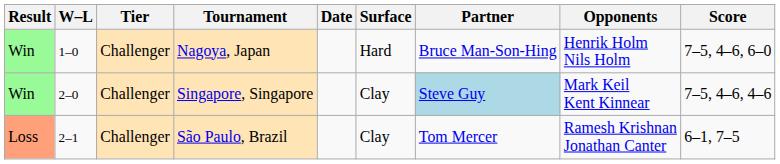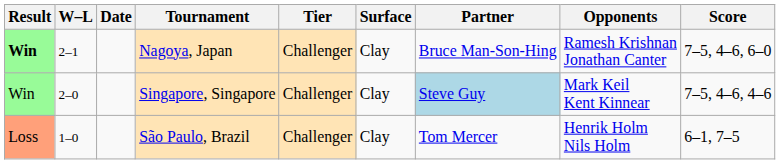columns swapped: (337, 17) <-> (135, 17)
(21, 51) normal -> (23, 51) bold
(68, 52) 1–0 -> (68, 52) 2–1
(375, 51) Hard -> (375, 51) Clay
(606, 51) Henrik Holm Nils Holm -> (620, 51) Ramesh Krishnan Jonathan Canter
(68, 137) 2–1 -> (68, 137) 1–0
(620, 136) Ramesh Krishnan Jonathan Canter -> (606, 136) Henrik Holm Nils Holm
